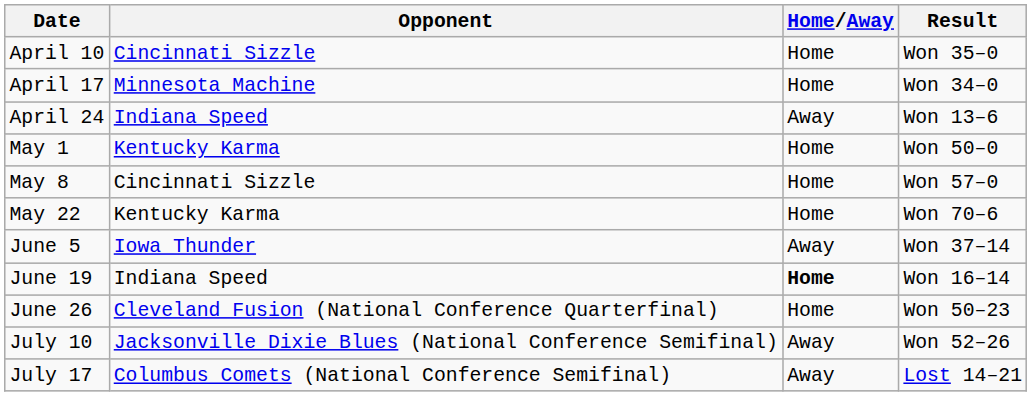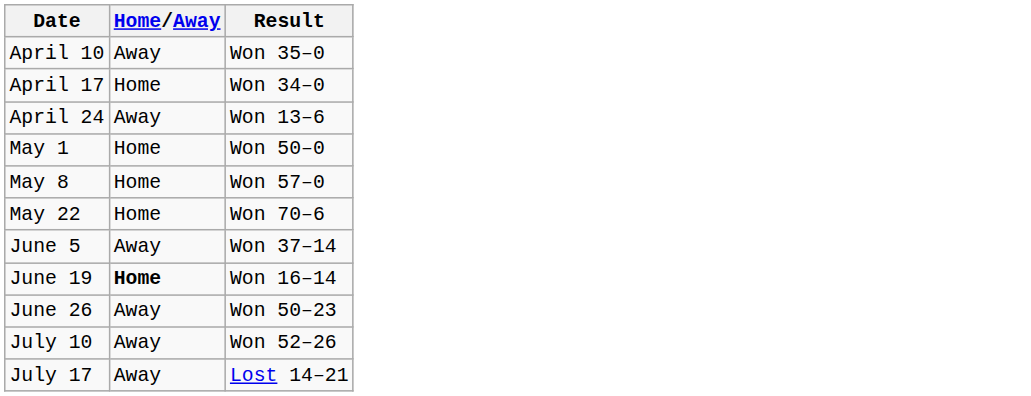- column: (446, 21)
(811, 53) Home -> (137, 53) Away
(811, 311) Home -> (137, 311) Away
